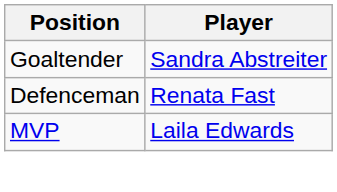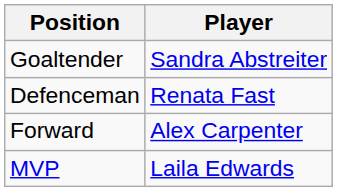+ row: (52, 131)
